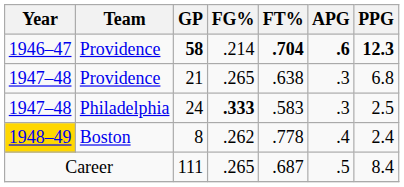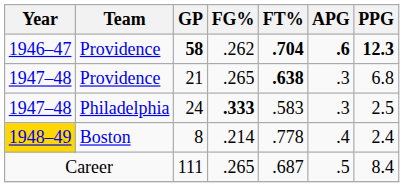(239, 49) .214 -> (239, 49) .262
(288, 78) normal -> (288, 78) bold
(239, 137) .262 -> (239, 137) .214
